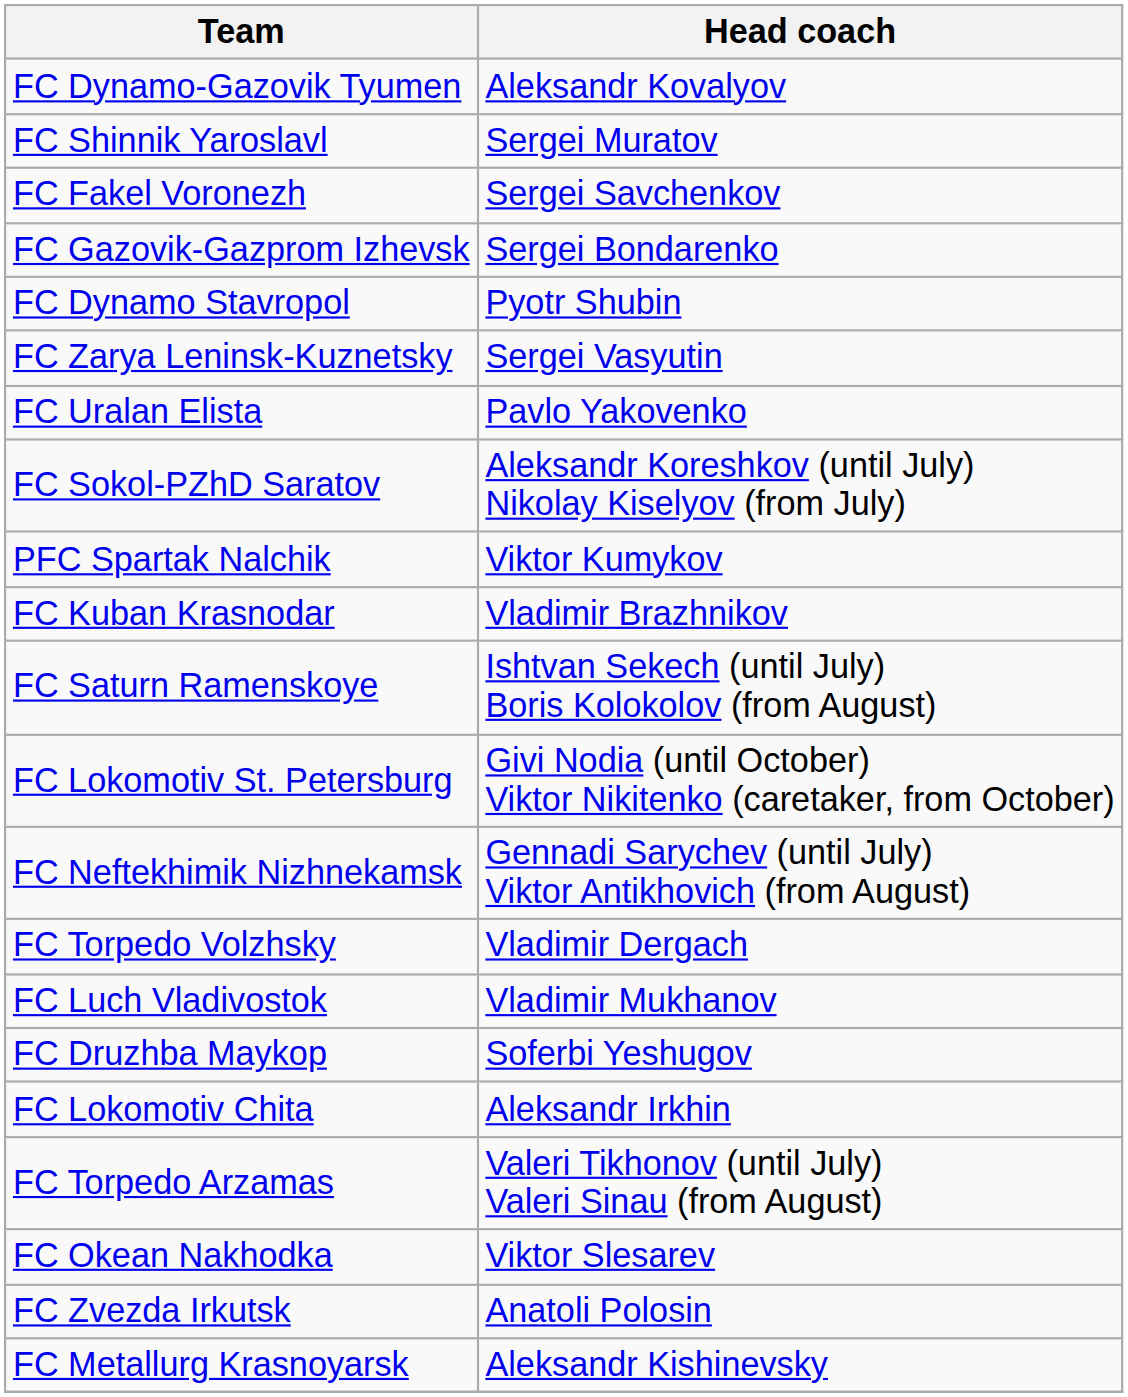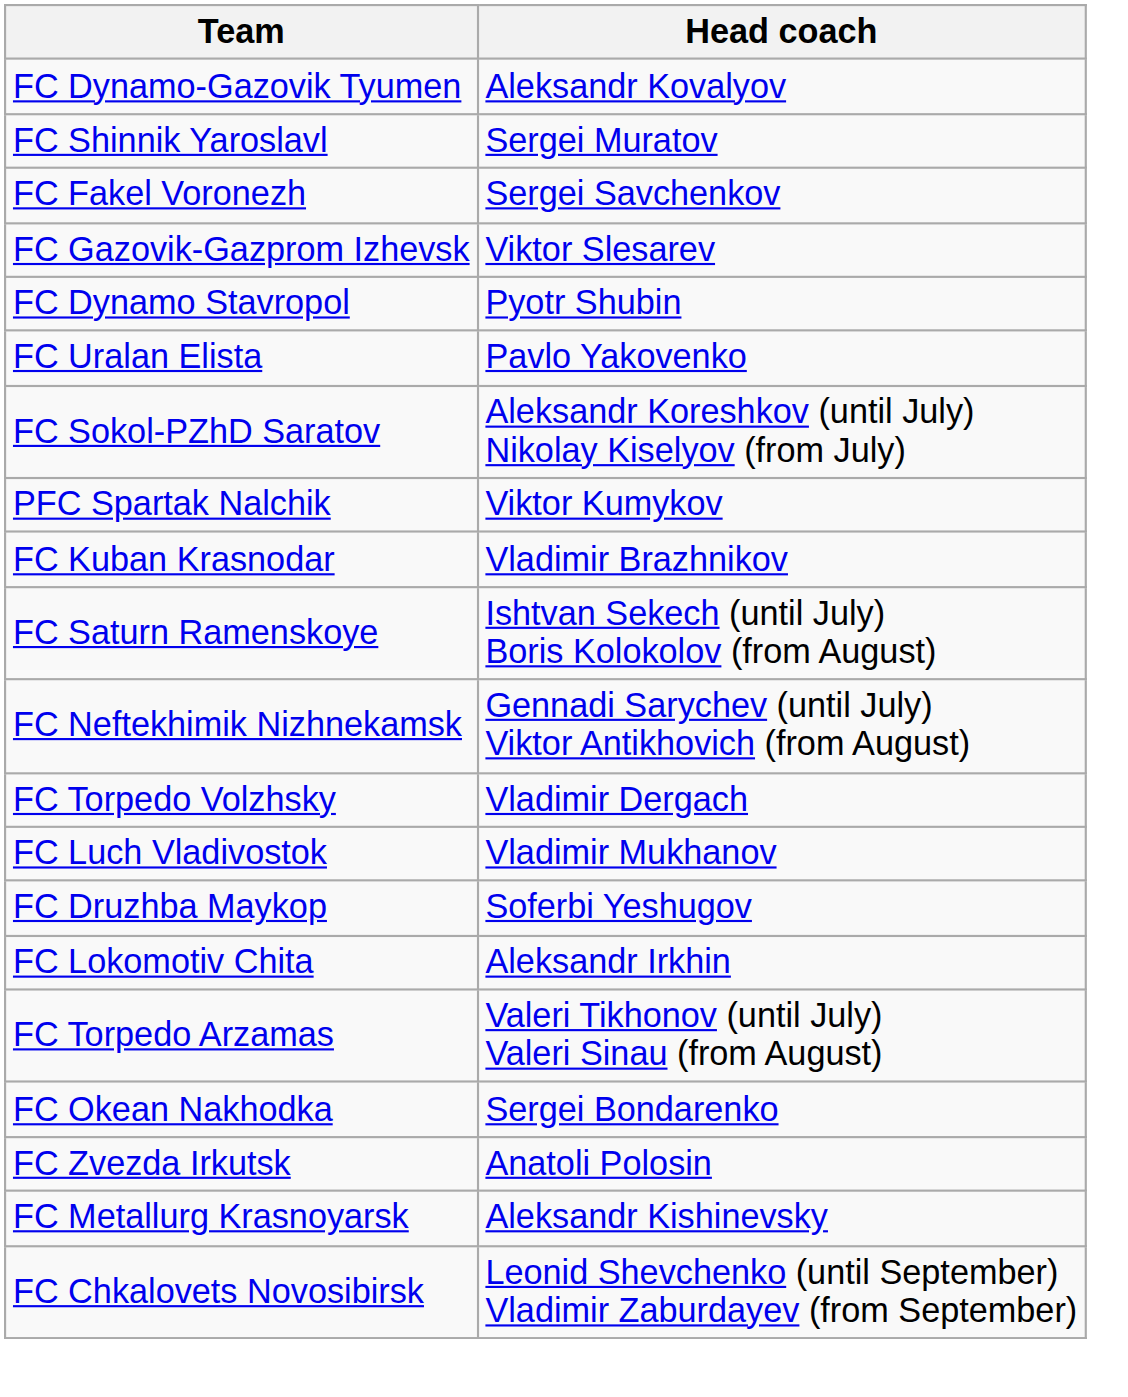(632, 248) Sergei Bondarenko -> (600, 248) Viktor Slesarev
- row: (233, 357)
- row: (233, 779)
(600, 1255) Viktor Slesarev -> (632, 1108) Sergei Bondarenko
+ row: (218, 1291)
